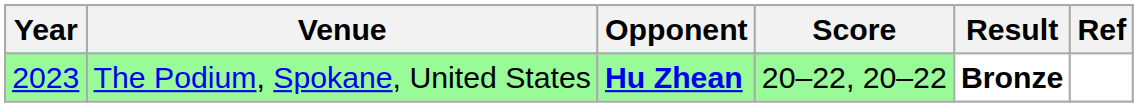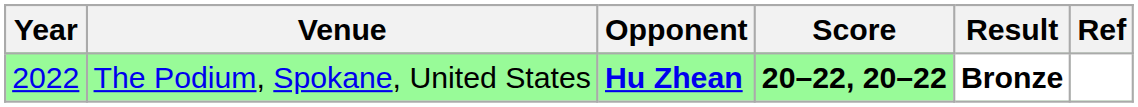(46, 77) 2023 -> (46, 77) 2022
(854, 77) normal -> (854, 77) bold
